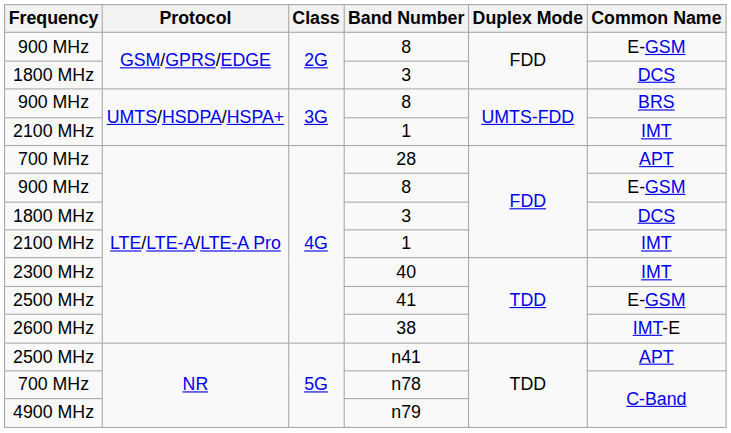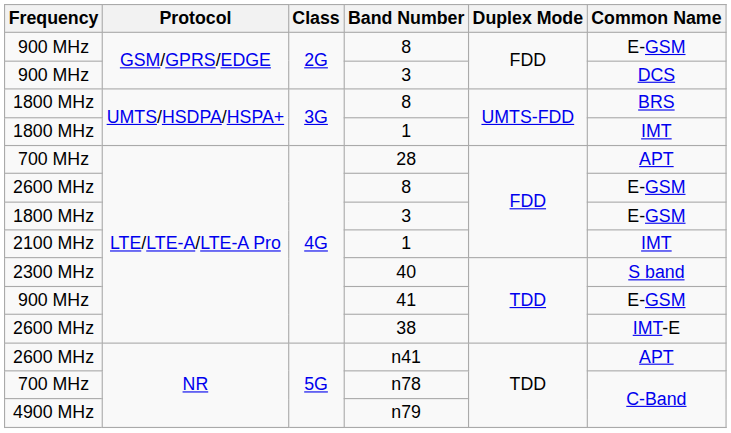(54, 74) 1800 MHz -> (54, 74) 900 MHz
(54, 103) 900 MHz -> (54, 103) 1800 MHz
(54, 131) 2100 MHz -> (54, 131) 1800 MHz
(54, 187) 900 MHz -> (54, 187) 2600 MHz
(656, 215) DCS -> (656, 215) E-GSM
(656, 272) IMT -> (656, 272) S band
(54, 300) 2500 MHz -> (54, 300) 900 MHz
(54, 356) 2500 MHz -> (54, 356) 2600 MHz
